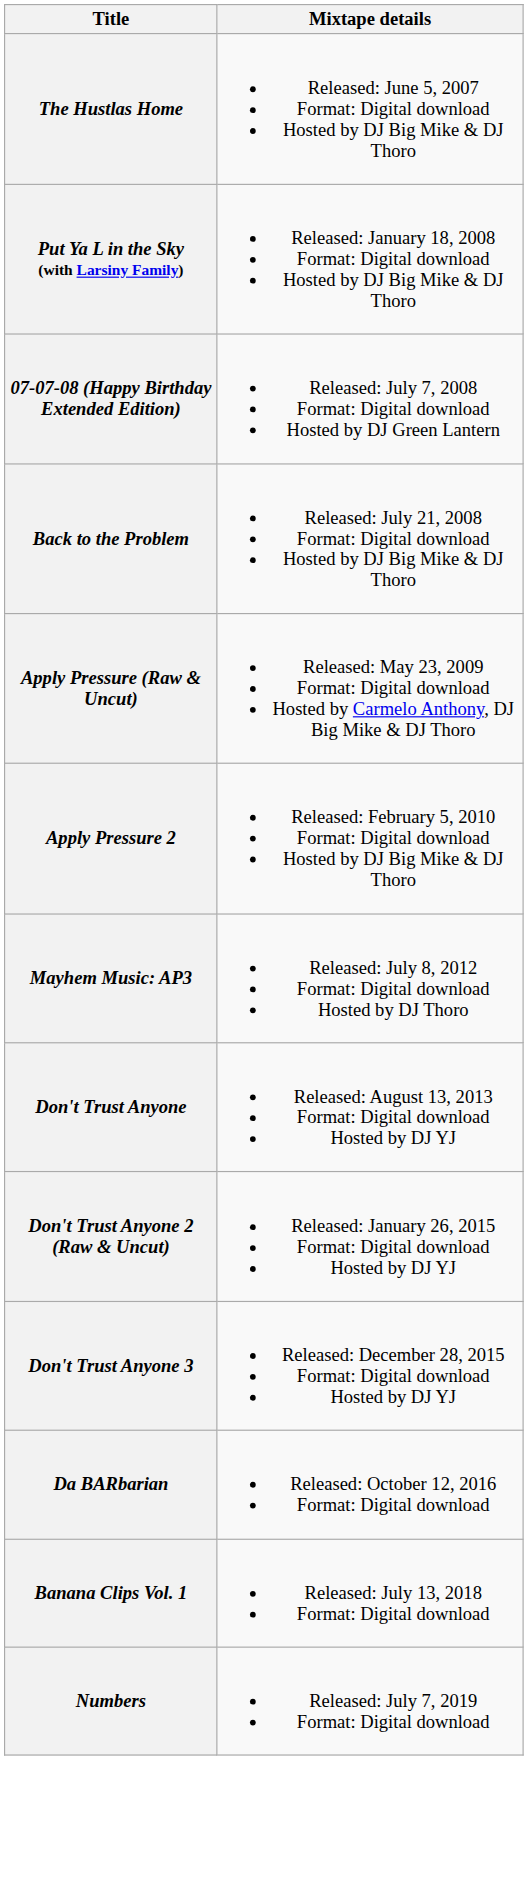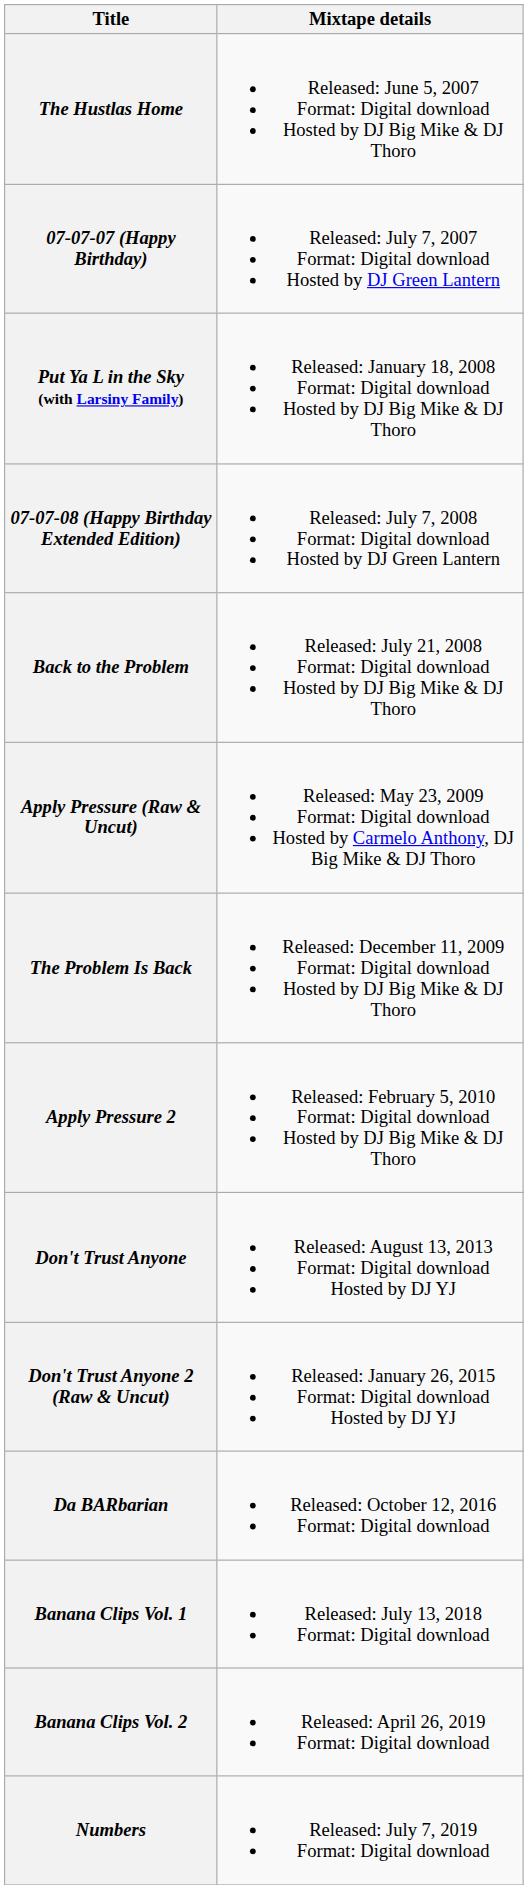+ row: (111, 248)
+ row: (111, 967)
- row: (111, 978)
- row: (111, 1365)
+ row: (111, 1721)
